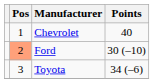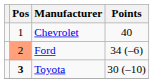(127, 51) 30 (–10) -> (127, 51) 34 (–6)
(21, 69) normal -> (21, 69) bold
(127, 69) 34 (–6) -> (127, 69) 30 (–10)
